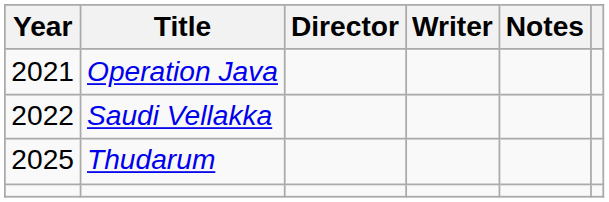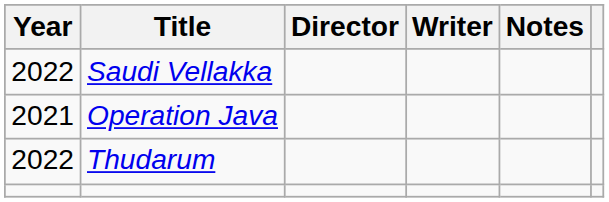rows swapped: (182, 71) <-> (180, 116)
(43, 160) 2025 -> (43, 160) 2022
